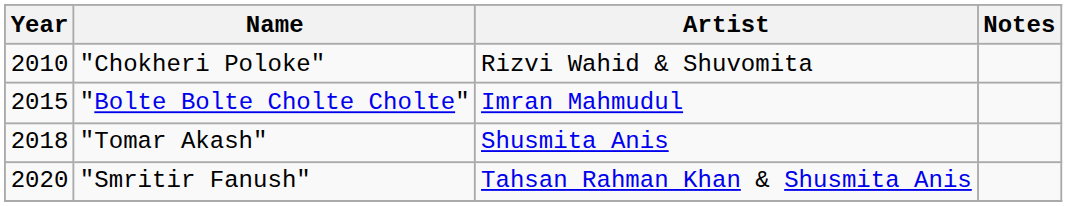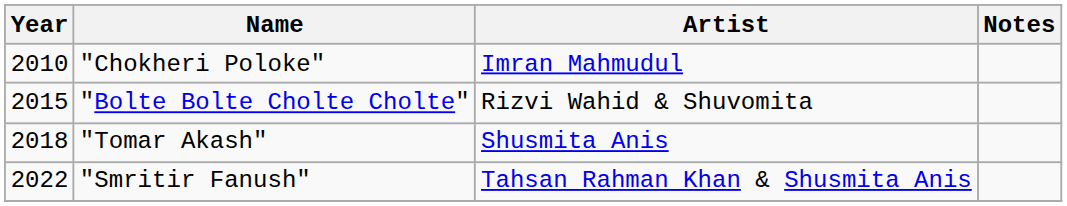(647, 64) Rizvi Wahid & Shuvomita -> (582, 64) Imran Mahmudul
(582, 103) Imran Mahmudul -> (647, 103) Rizvi Wahid & Shuvomita
(40, 181) 2020 -> (40, 181) 2022
